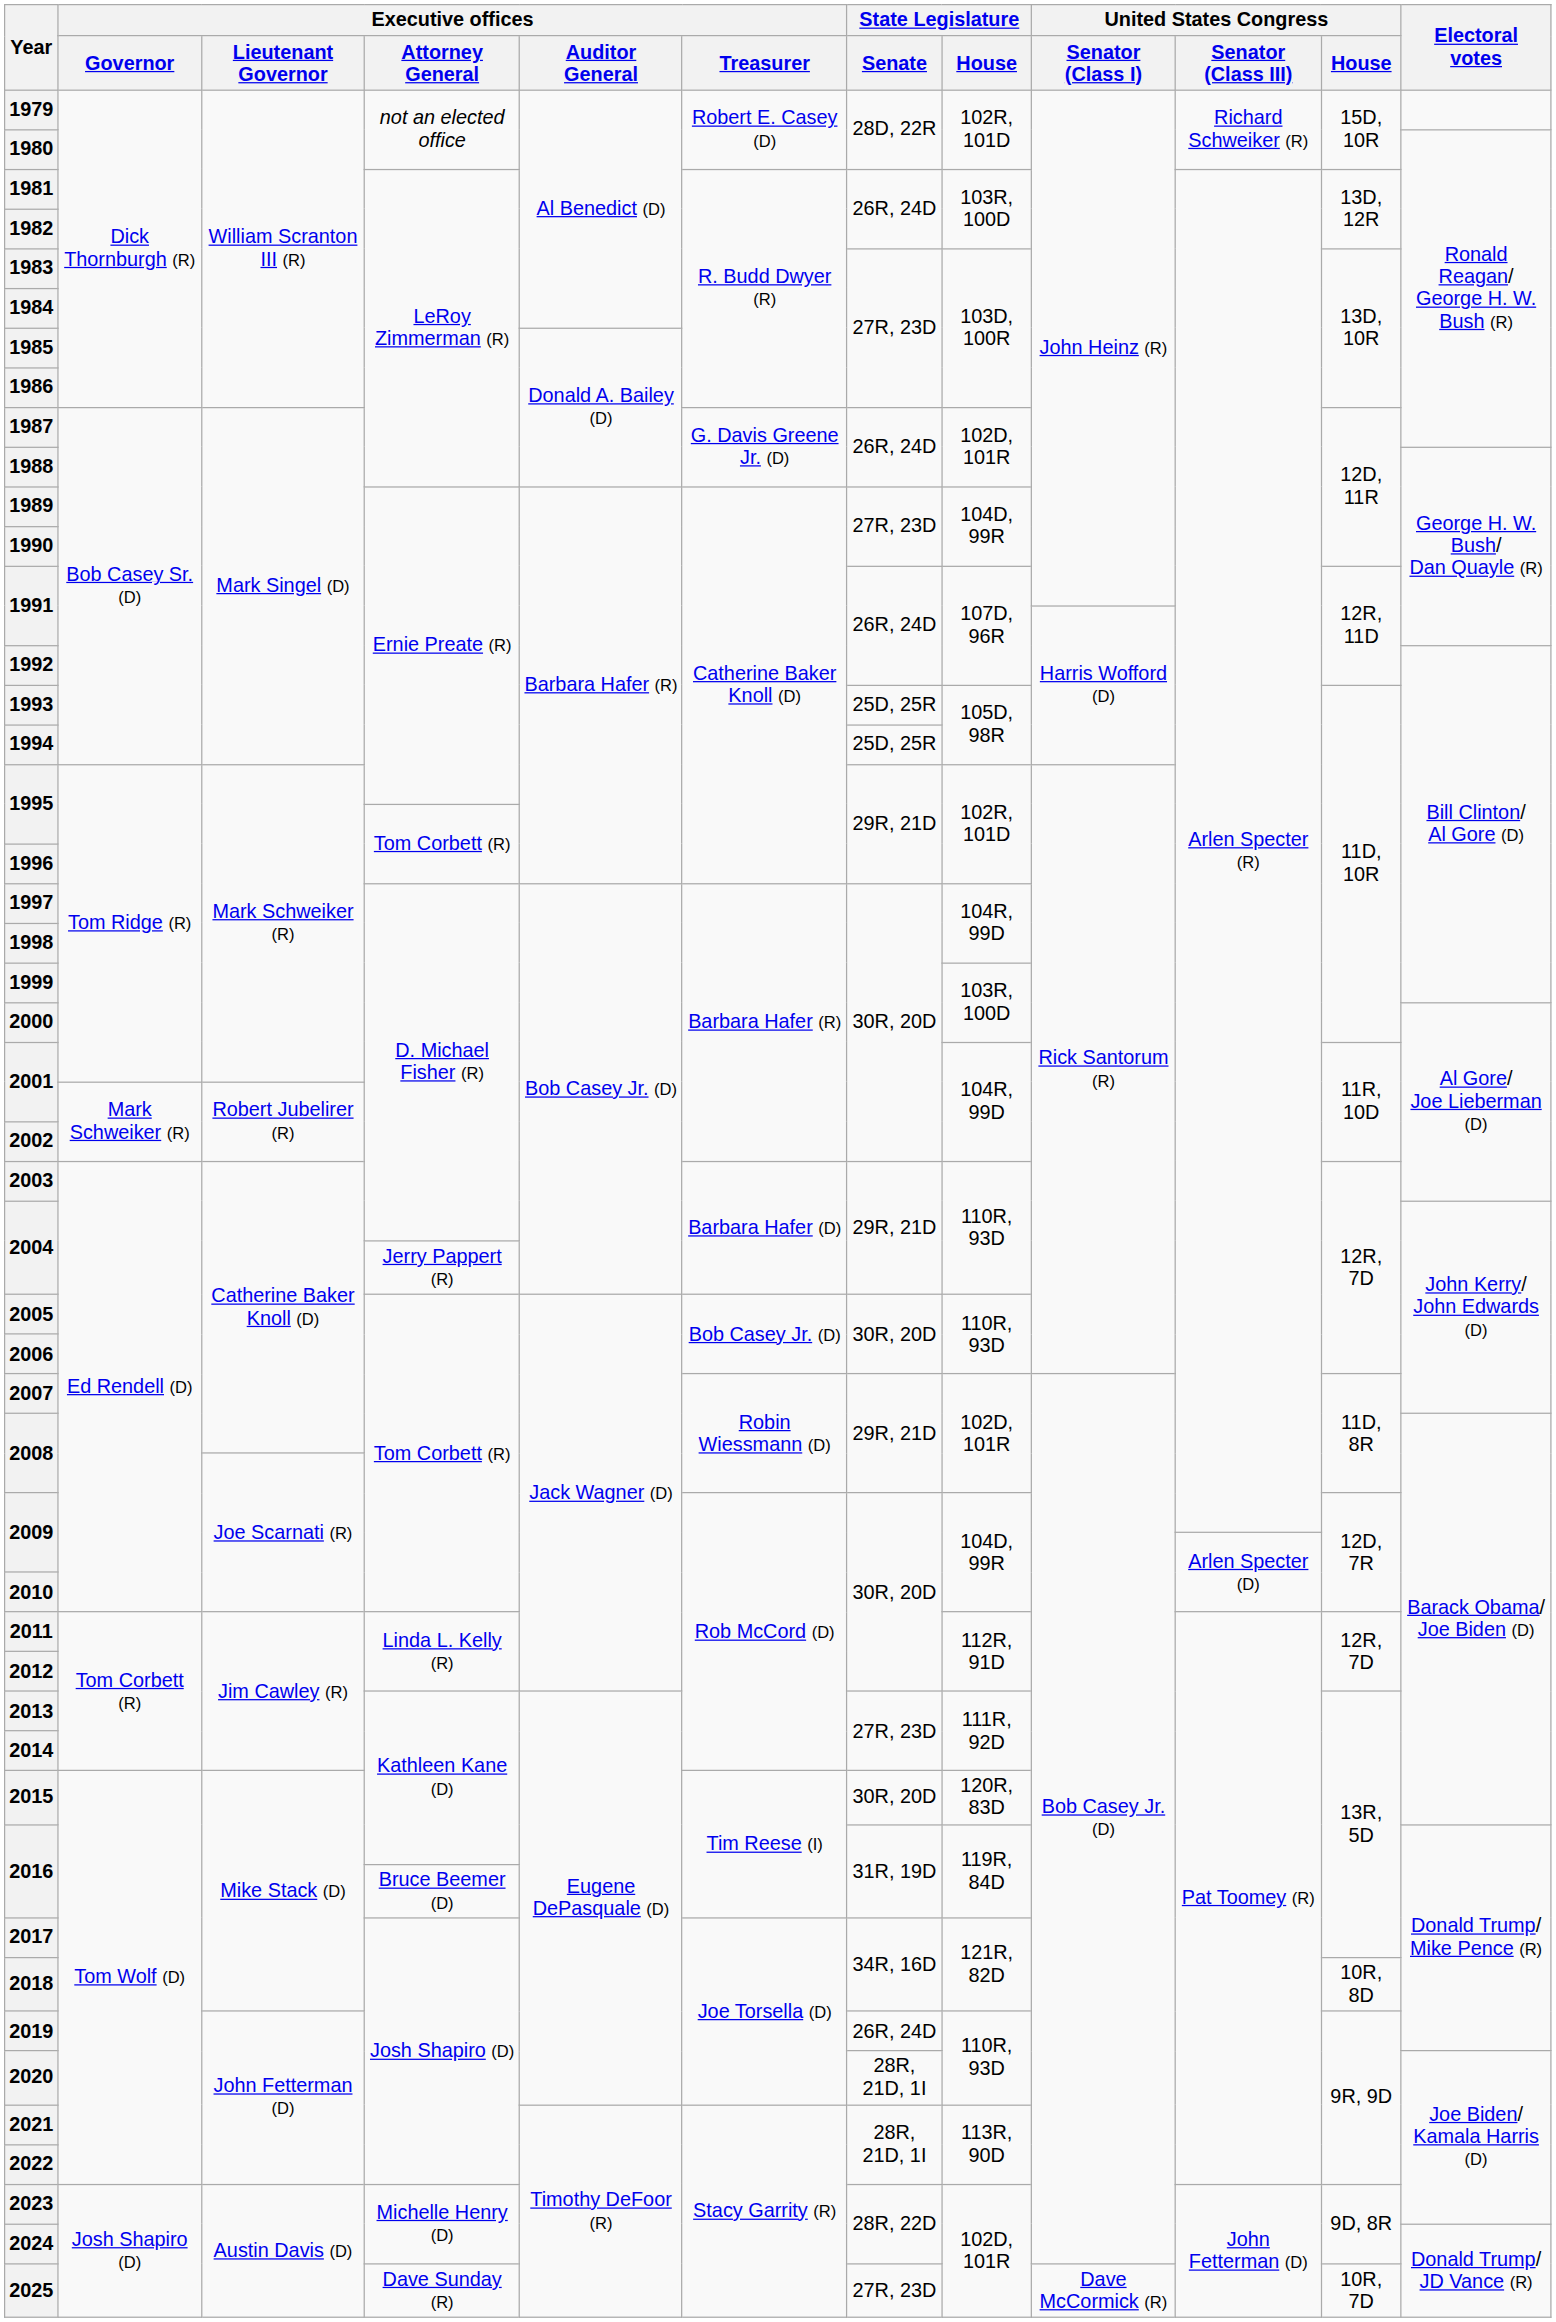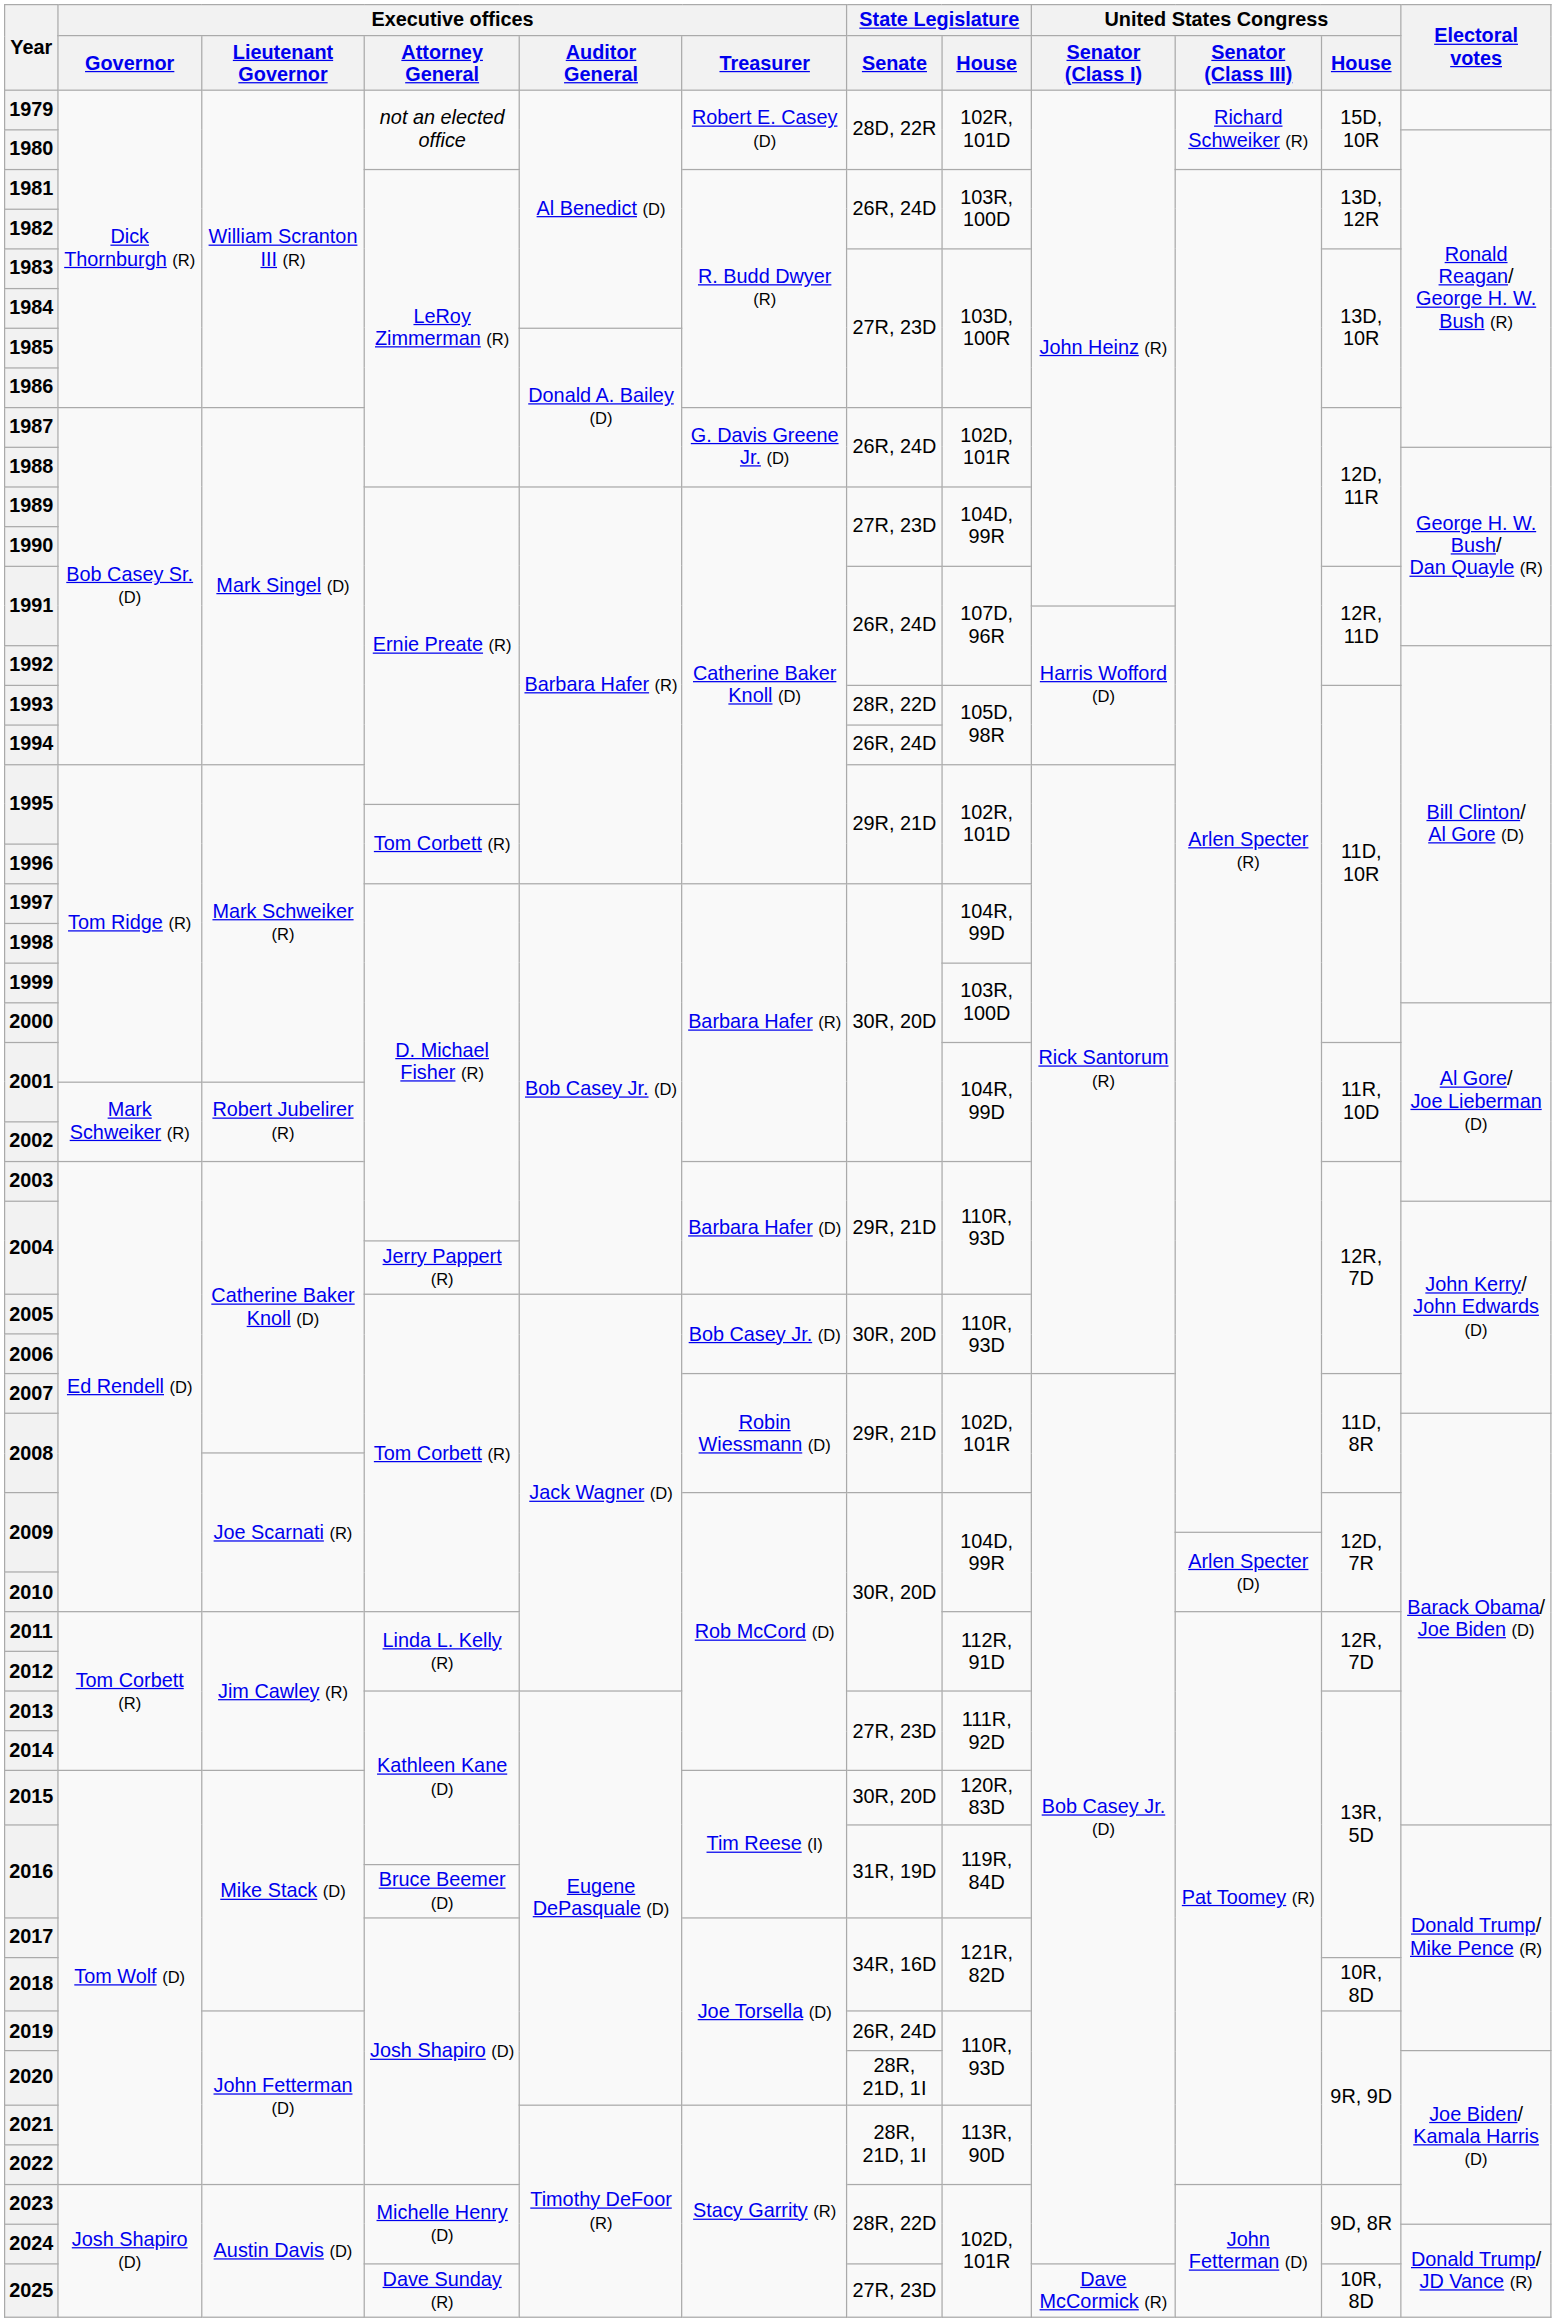(894, 704) 25D, 25R -> (894, 704) 28R, 22D
(894, 744) 25D, 25R -> (894, 744) 26R, 24D
(1361, 2290) 10R, 7D -> (1361, 2290) 10R, 8D
